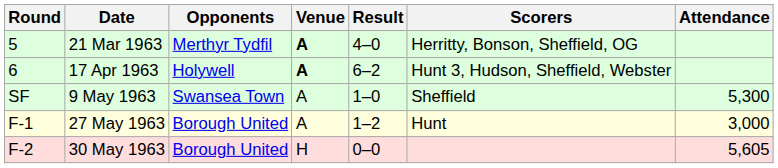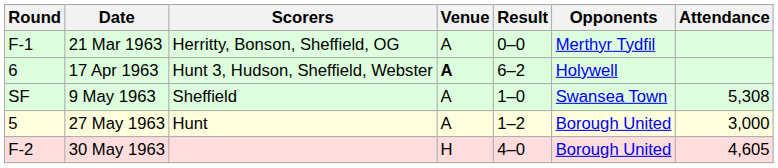columns swapped: (230, 17) <-> (541, 17)
(13, 44) 5 -> (21, 44) F-1
(302, 44) bold -> (446, 44) normal
(366, 44) 4–0 -> (511, 44) 0–0
(749, 96) 5,300 -> (749, 96) 5,308
(21, 123) F-1 -> (13, 123) 5
(366, 149) 0–0 -> (511, 149) 4–0
(749, 149) 5,605 -> (749, 149) 4,605
